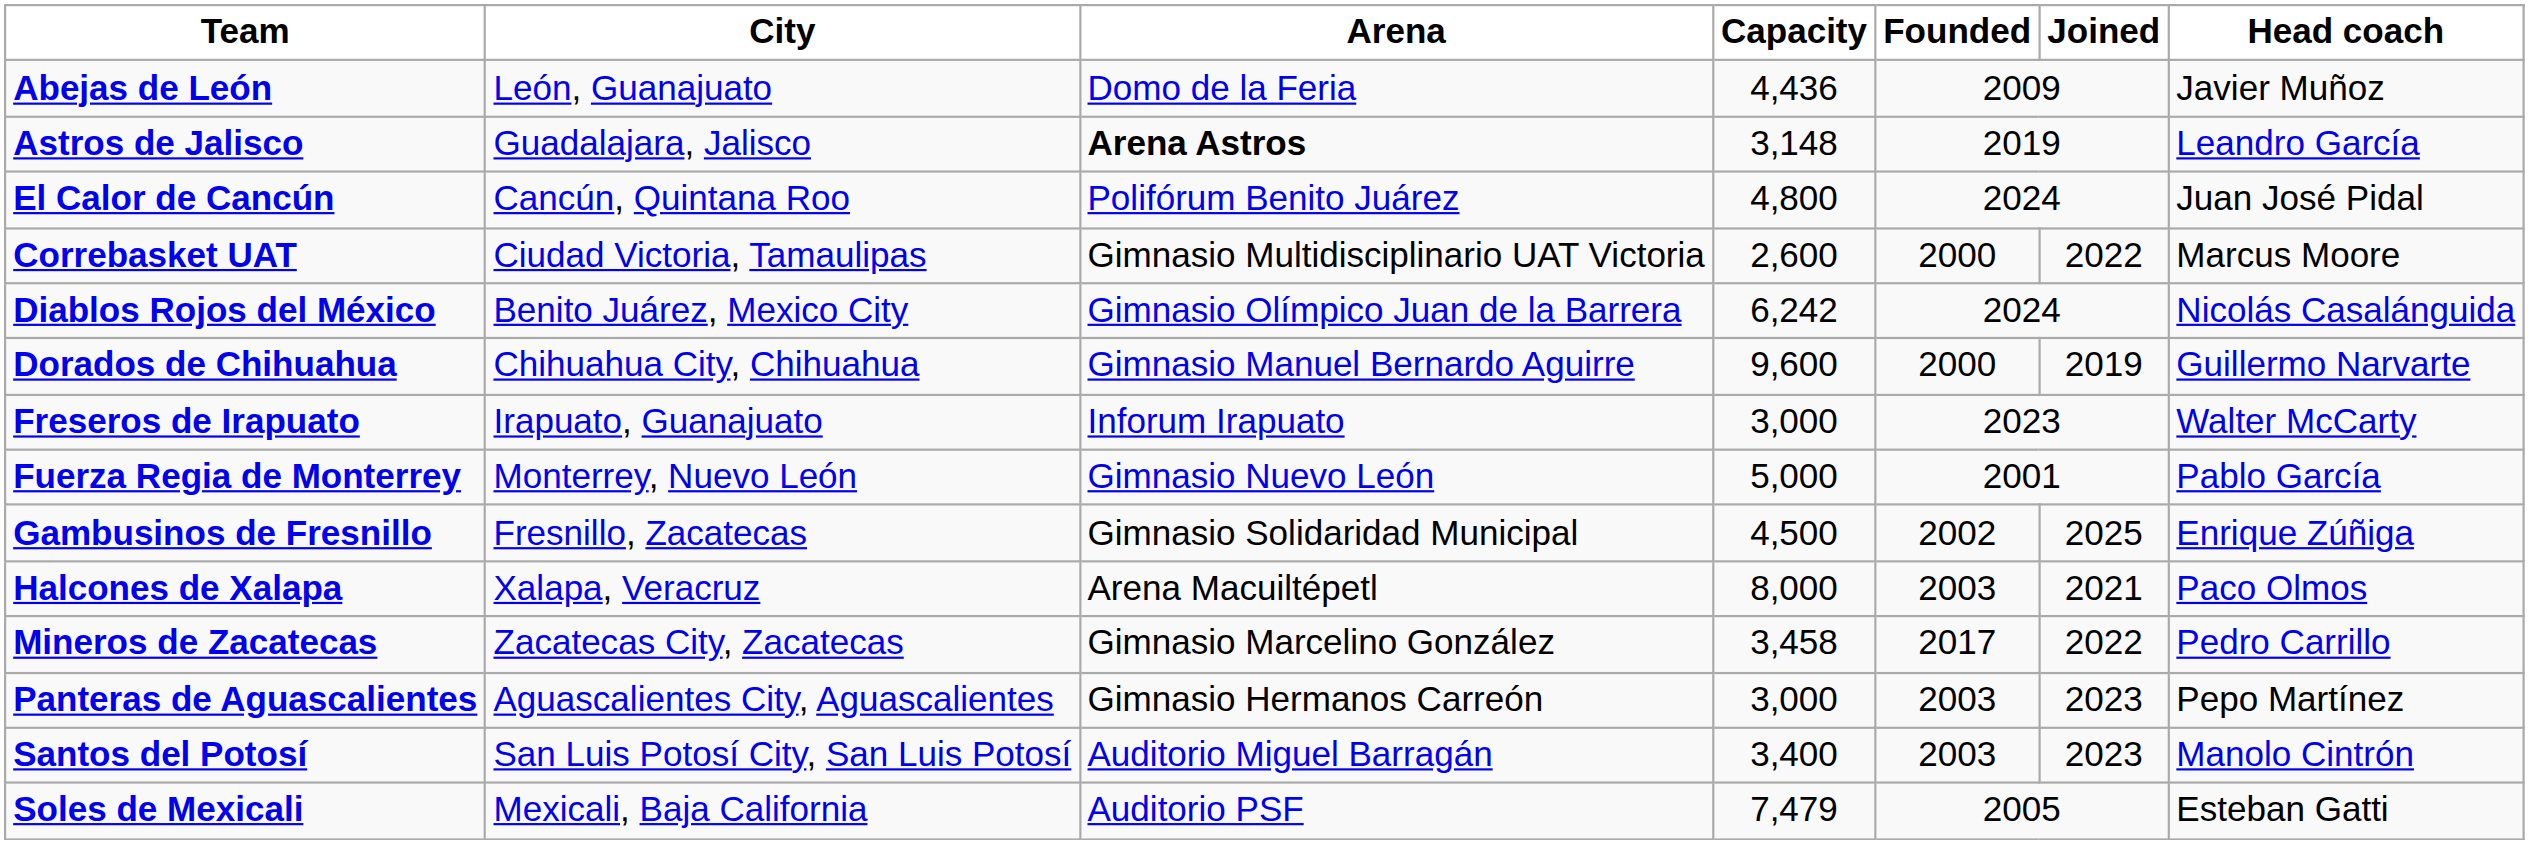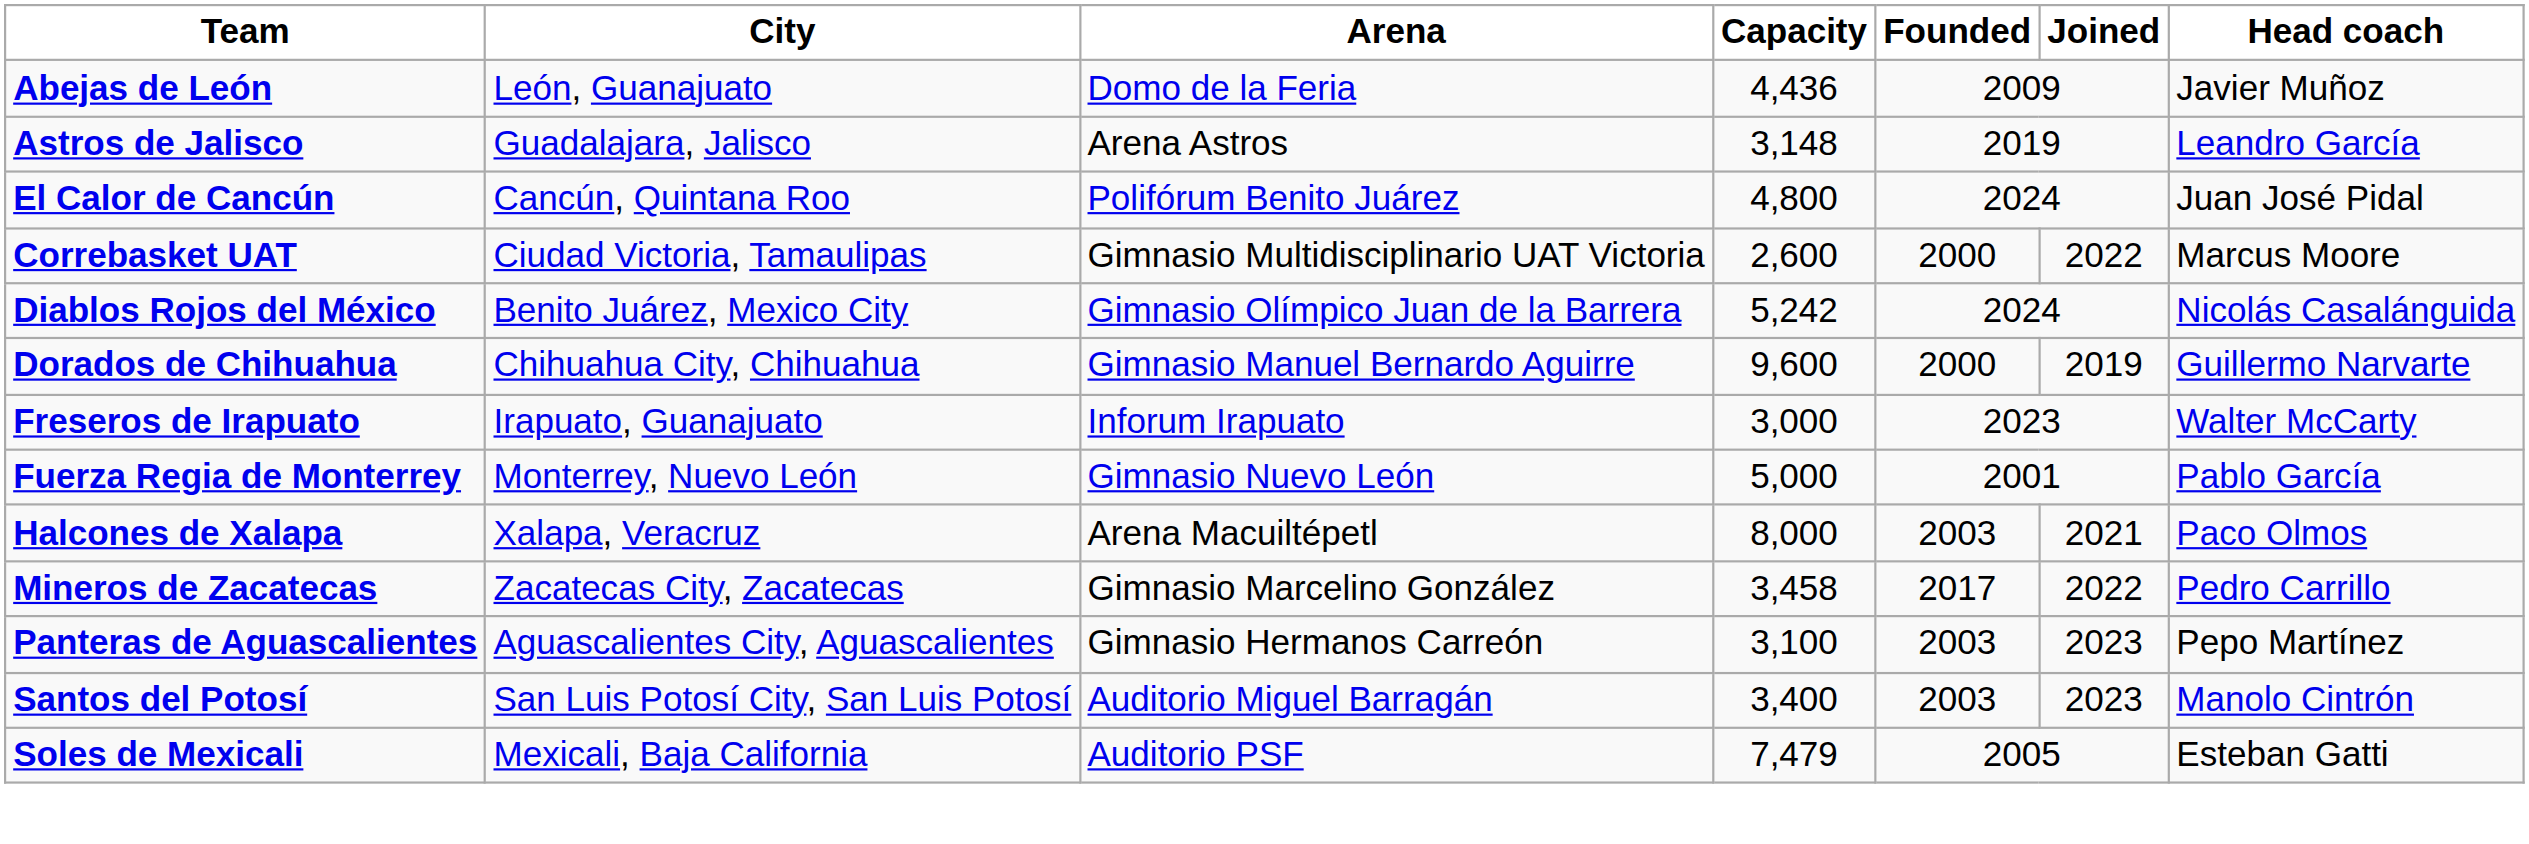(1197, 143) bold -> (1188, 143) normal
(1794, 310) 6,242 -> (1794, 310) 5,242
- row: (222, 532)
(1794, 699) 3,000 -> (1794, 643) 3,100
